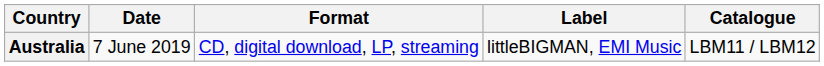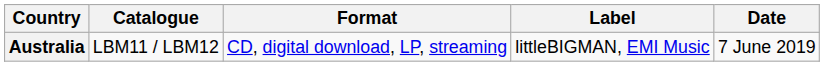columns swapped: (142, 18) <-> (753, 18)
